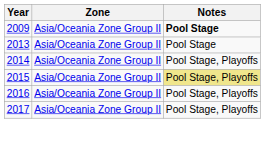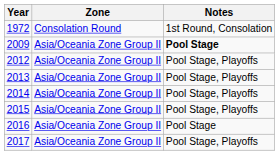+ row: (18, 28)
+ row: (18, 61)
(191, 45) Pool Stage -> (212, 77) Pool Stage, Playoffs
(212, 77) khaki background -> (212, 110) no background
(212, 93) Pool Stage, Playoffs -> (191, 126) Pool Stage
